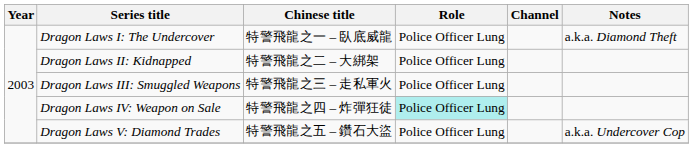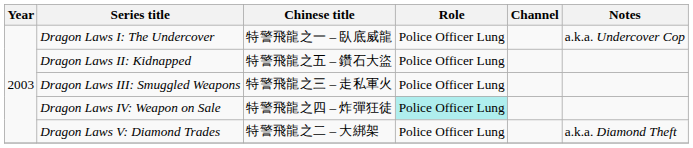(621, 37) a.k.a. Diamond Theft -> (625, 37) a.k.a. Undercover Cop
(313, 60) 特警飛龍之二 – 大綁架 -> (320, 60) 特警飛龍之五 – 鑽石大盜
(320, 131) 特警飛龍之五 – 鑽石大盜 -> (313, 131) 特警飛龍之二 – 大綁架
(625, 131) a.k.a. Undercover Cop -> (621, 131) a.k.a. Diamond Theft
